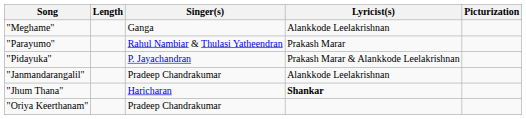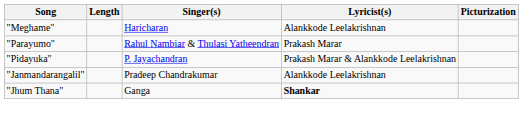(141, 28) Ganga -> (146, 28) Haricharan
(150, 91) Haricharan -> (137, 91) Ganga
- row: (47, 106)
